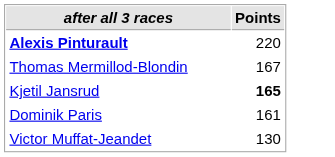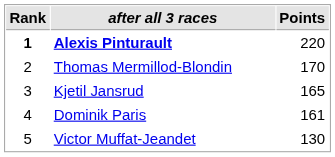+ column: (28, 18)
(268, 67) 167 -> (313, 67) 170
(268, 91) bold -> (313, 91) normal
